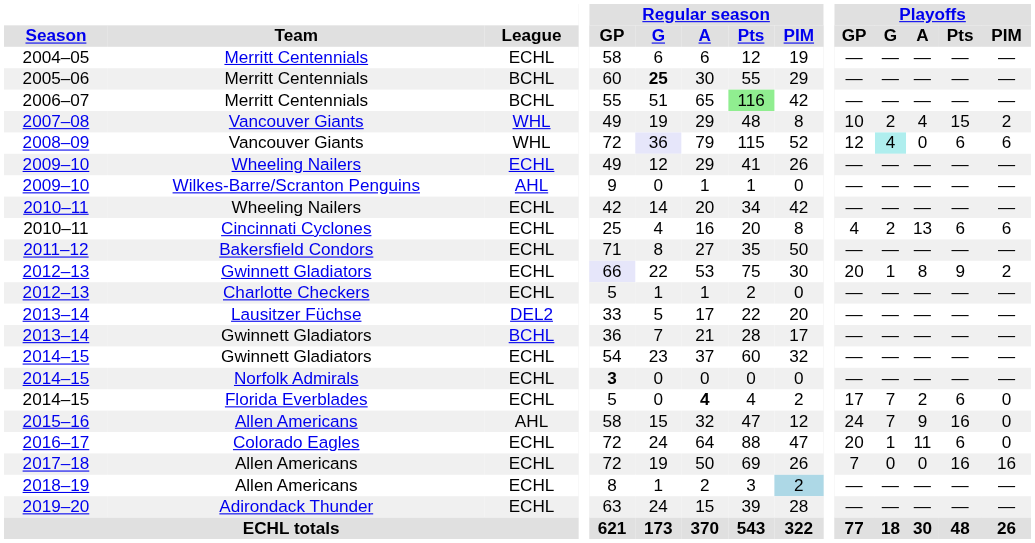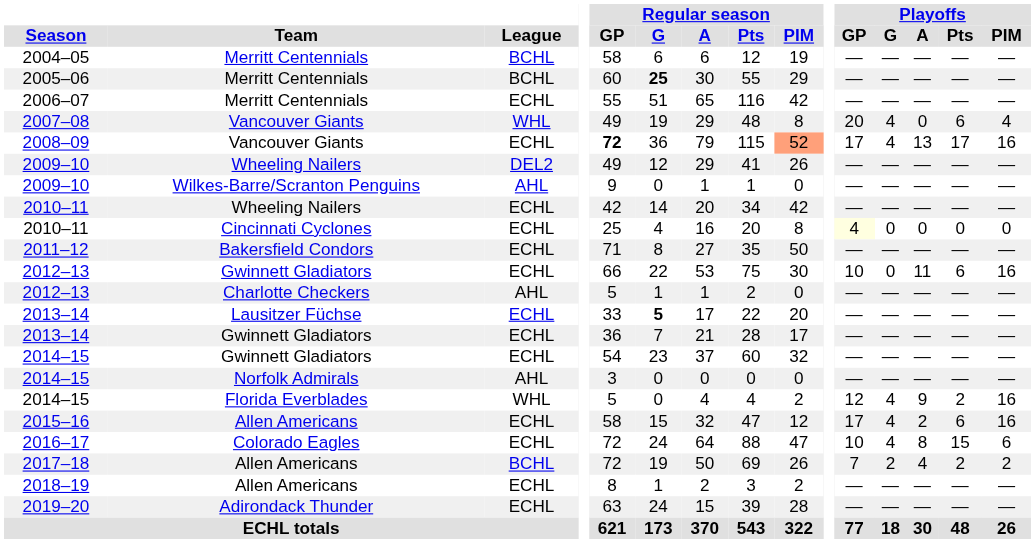(532, 57) ECHL -> (532, 57) BCHL
(532, 100) BCHL -> (532, 100) ECHL
(751, 100) lightgreen background -> (751, 100) no background
(854, 121) 10 -> (854, 121) 20
(890, 121) 2 -> (890, 121) 4
(922, 121) 4 -> (922, 121) 0
(960, 121) 15 -> (960, 121) 6
(1007, 121) 2 -> (1007, 121) 4
(532, 143) WHL -> (532, 143) ECHL
(612, 143) normal -> (612, 143) bold
(658, 143) lavender background -> (658, 143) no background
(799, 143) no background -> (799, 143) lightsalmon background
(854, 143) 12 -> (854, 143) 17
(890, 143) paleturquoise background -> (890, 143) no background
(922, 143) 0 -> (922, 143) 13
(960, 143) 6 -> (960, 143) 17
(1007, 143) 6 -> (1007, 143) 16
(532, 164) ECHL -> (532, 164) DEL2
(854, 228) no background -> (854, 228) lightyellow background
(890, 228) 2 -> (890, 228) 0
(922, 228) 13 -> (922, 228) 0
(960, 228) 6 -> (960, 228) 0
(1007, 228) 6 -> (1007, 228) 0
(612, 271) lavender background -> (612, 271) no background
(854, 271) 20 -> (854, 271) 10
(890, 271) 1 -> (890, 271) 0
(922, 271) 8 -> (922, 271) 11
(960, 271) 9 -> (960, 271) 6
(1007, 271) 2 -> (1007, 271) 16
(532, 292) ECHL -> (532, 292) AHL
(532, 314) DEL2 -> (532, 314) ECHL
(658, 314) normal -> (658, 314) bold
(532, 335) BCHL -> (532, 335) ECHL
(532, 378) ECHL -> (532, 378) AHL
(612, 378) bold -> (612, 378) normal
(532, 399) ECHL -> (532, 399) WHL
(705, 399) bold -> (705, 399) normal
(854, 399) 17 -> (854, 399) 12
(890, 399) 7 -> (890, 399) 4
(922, 399) 2 -> (922, 399) 9
(960, 399) 6 -> (960, 399) 2
(1007, 399) 0 -> (1007, 399) 16
(532, 421) AHL -> (532, 421) ECHL
(854, 421) 24 -> (854, 421) 17
(890, 421) 7 -> (890, 421) 4
(922, 421) 9 -> (922, 421) 2
(960, 421) 16 -> (960, 421) 6
(1007, 421) 0 -> (1007, 421) 16
(854, 442) 20 -> (854, 442) 10
(890, 442) 1 -> (890, 442) 4
(922, 442) 11 -> (922, 442) 8
(960, 442) 6 -> (960, 442) 15
(1007, 442) 0 -> (1007, 442) 6
(532, 464) ECHL -> (532, 464) BCHL
(890, 464) 0 -> (890, 464) 2
(922, 464) 0 -> (922, 464) 4
(960, 464) 16 -> (960, 464) 2
(1007, 464) 16 -> (1007, 464) 2
(799, 485) lightblue background -> (799, 485) no background
